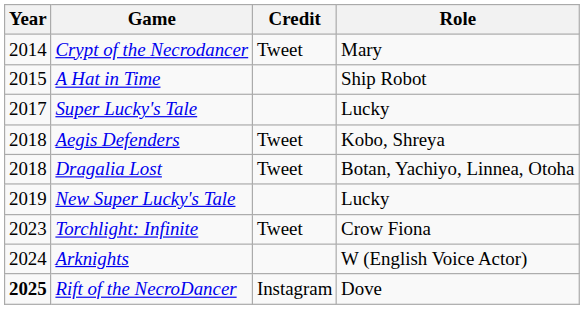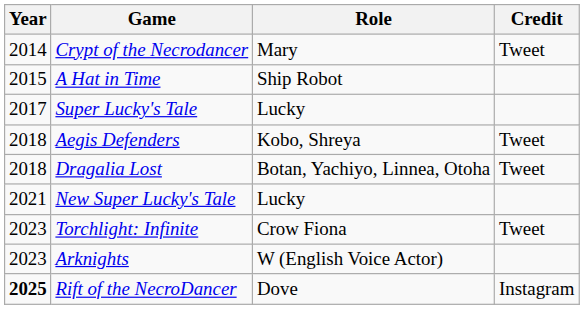columns swapped: (458, 19) <-> (295, 19)
(28, 199) 2019 -> (28, 199) 2021
(28, 259) 2024 -> (28, 259) 2023
